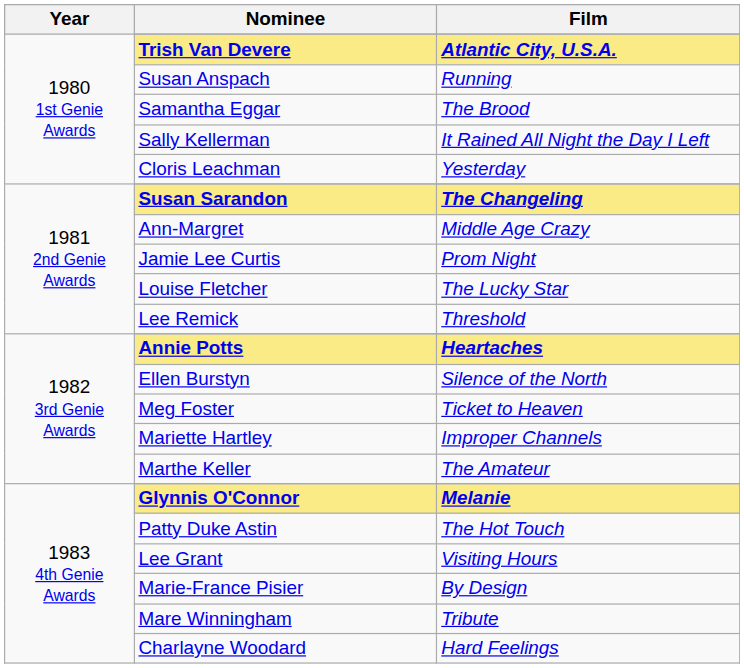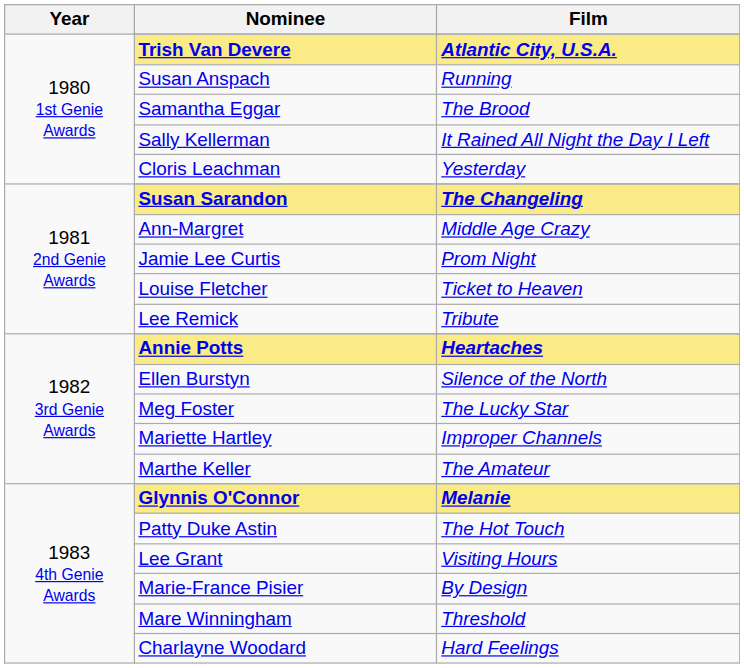(505, 288) The Lucky Star -> (512, 288) Ticket to Heaven
(483, 318) Threshold -> (470, 318) Tribute
(512, 408) Ticket to Heaven -> (505, 408) The Lucky Star
(470, 618) Tribute -> (483, 618) Threshold
